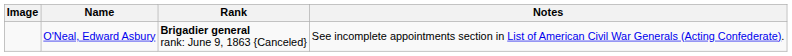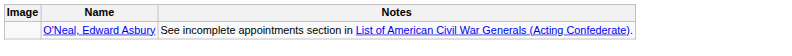- column: (234, 13)
